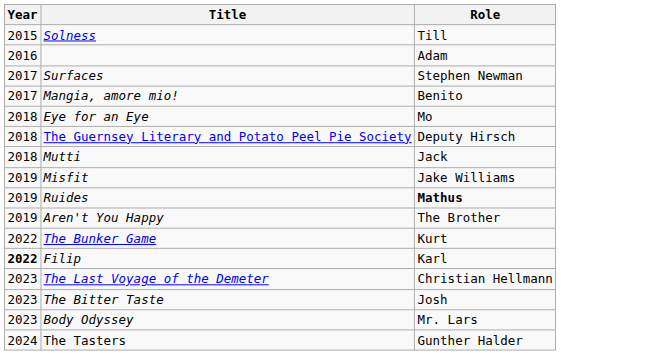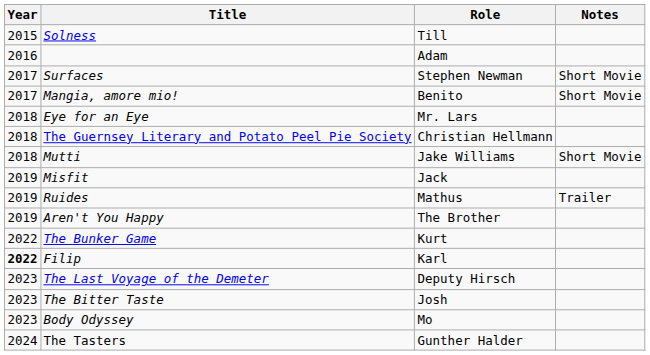+ column: (600, 15)
(425, 116) Mo -> (448, 116) Mr. Lars
(466, 137) Deputy Hirsch -> (485, 137) Christian Hellmann
(433, 157) Jack -> (466, 157) Jake Williams
(466, 177) Jake Williams -> (433, 177) Jack
(440, 198) bold -> (440, 198) normal
(485, 279) Christian Hellmann -> (466, 279) Deputy Hirsch
(448, 320) Mr. Lars -> (425, 320) Mo
